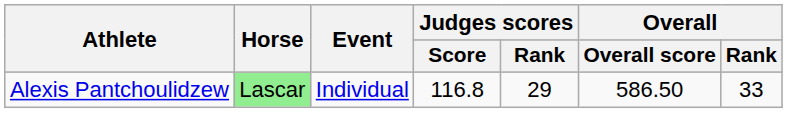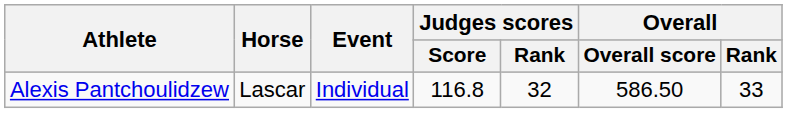(272, 90) lightgreen background -> (272, 90) no background
(540, 90) 29 -> (540, 90) 32
